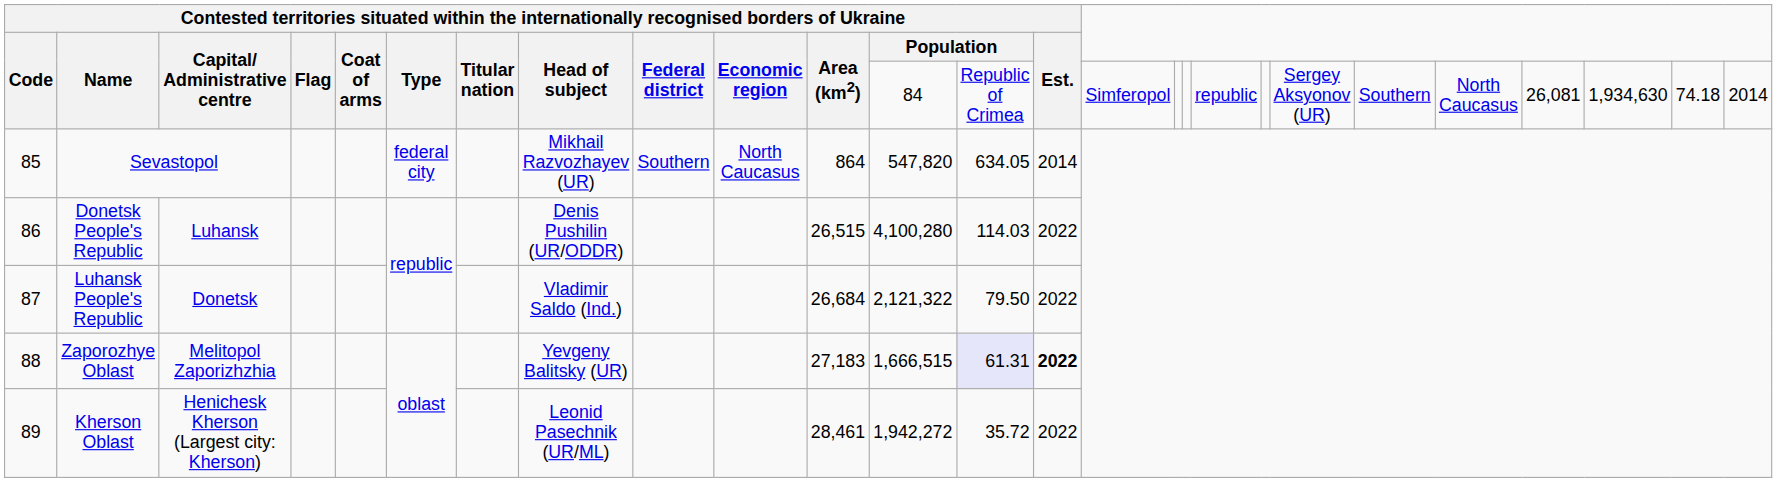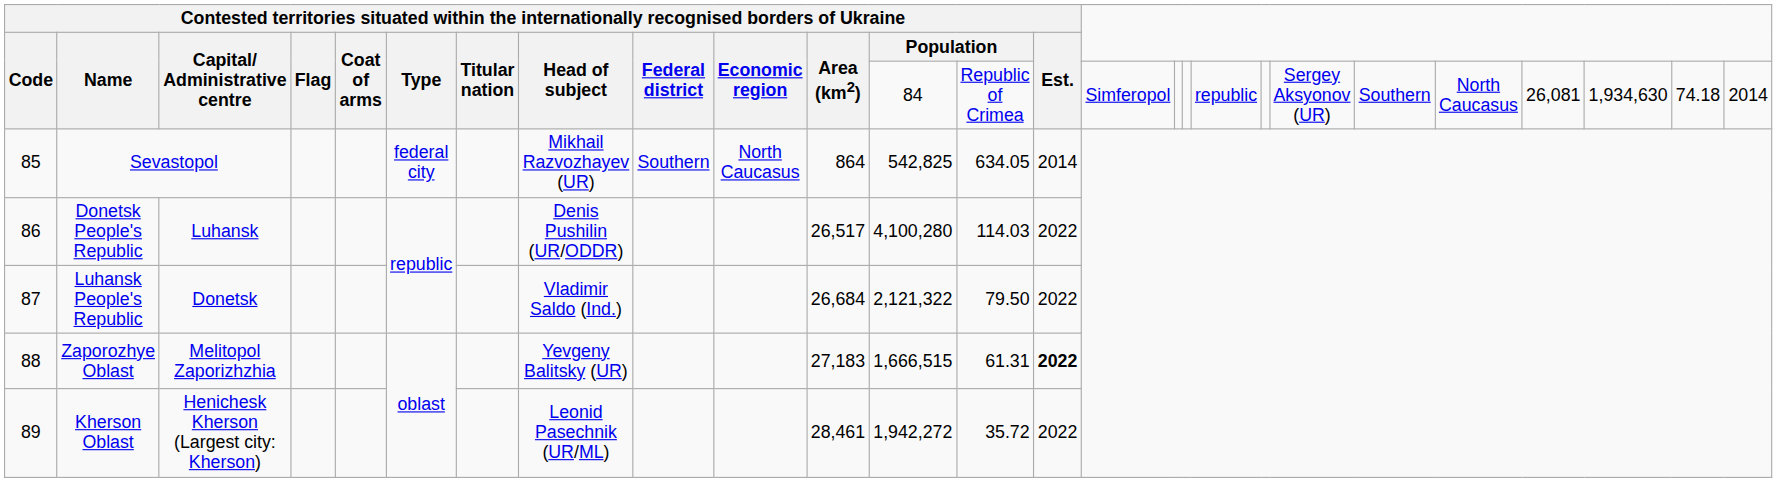(920, 163) 547,820 -> (920, 163) 542,825
(838, 231) 26,515 -> (838, 231) 26,517
(1007, 361) lavender background -> (1007, 361) no background
